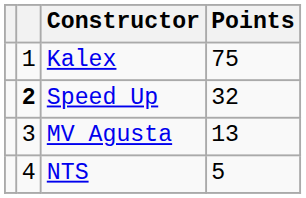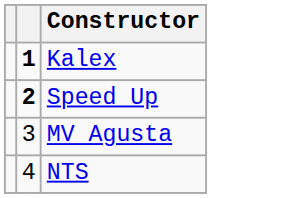- column: (253, 24)
(29, 62) normal -> (29, 62) bold
